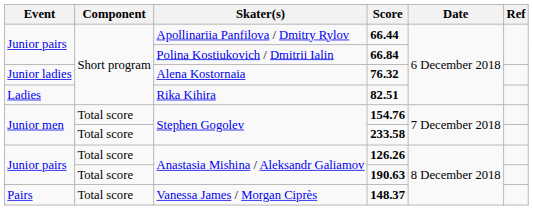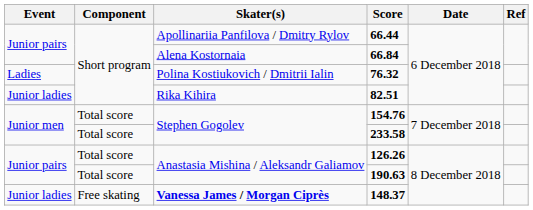(245, 54) Polina Kostiukovich / Dmitrii Ialin -> (201, 54) Alena Kostornaia
(39, 74) Junior ladies -> (24, 74) Ladies
(201, 74) Alena Kostornaia -> (245, 74) Polina Kostiukovich / Dmitrii Ialin
(24, 94) Ladies -> (39, 94) Junior ladies
(20, 194) Pairs -> (39, 194) Junior ladies
(105, 194) Total score -> (108, 194) Free skating
(237, 194) normal -> (243, 194) bold
